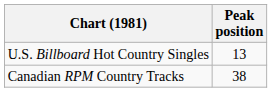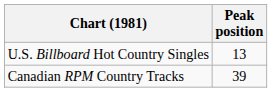(239, 76) 38 -> (239, 76) 39
